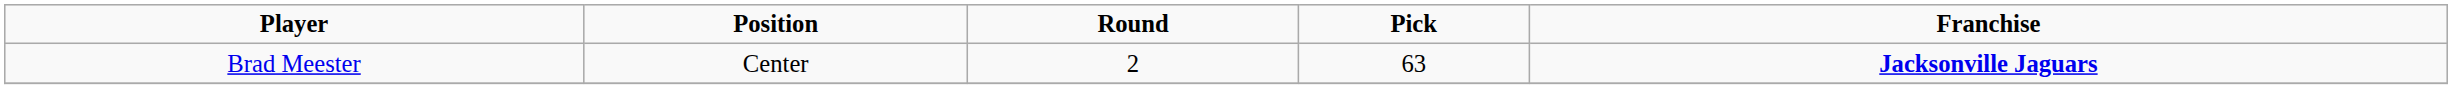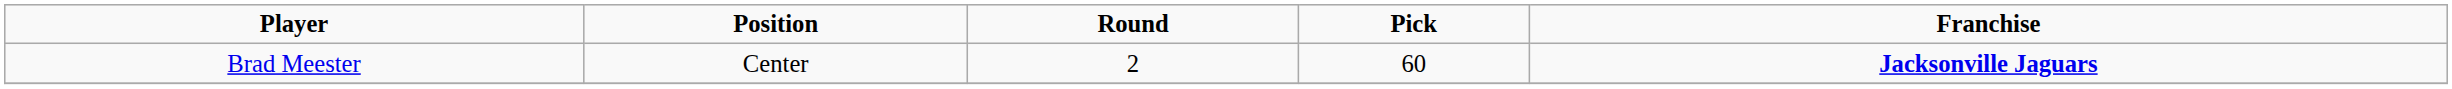(1414, 63) 63 -> (1414, 63) 60
